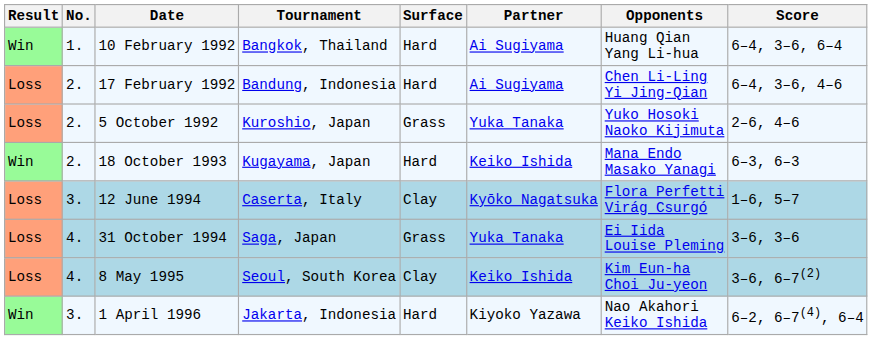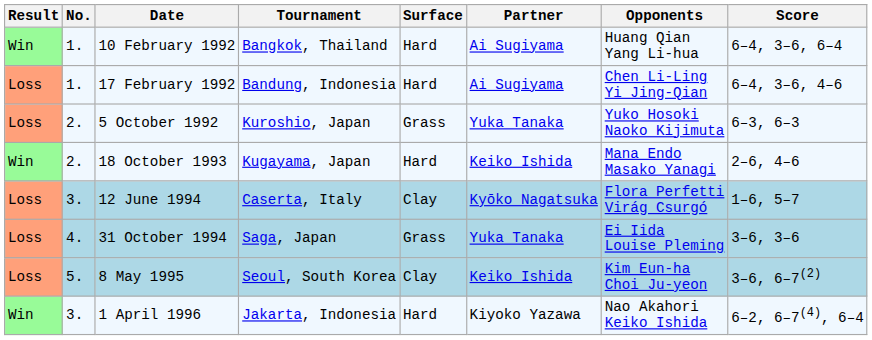(75, 84) 2. -> (75, 84) 1.
(765, 123) 2–6, 4–6 -> (765, 123) 6–3, 6–3
(765, 161) 6–3, 6–3 -> (765, 161) 2–6, 4–6
(75, 277) 4. -> (75, 277) 5.
